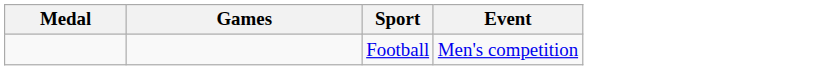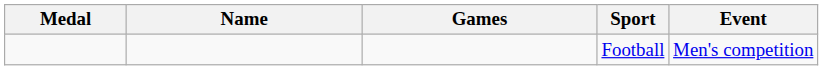+ column: (244, 19)
